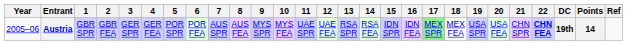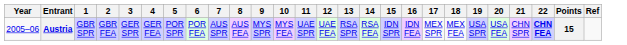- column: (565, 11)
(433, 28) lightgreen background -> (433, 28) no background
(590, 28) 14 -> (569, 28) 15
